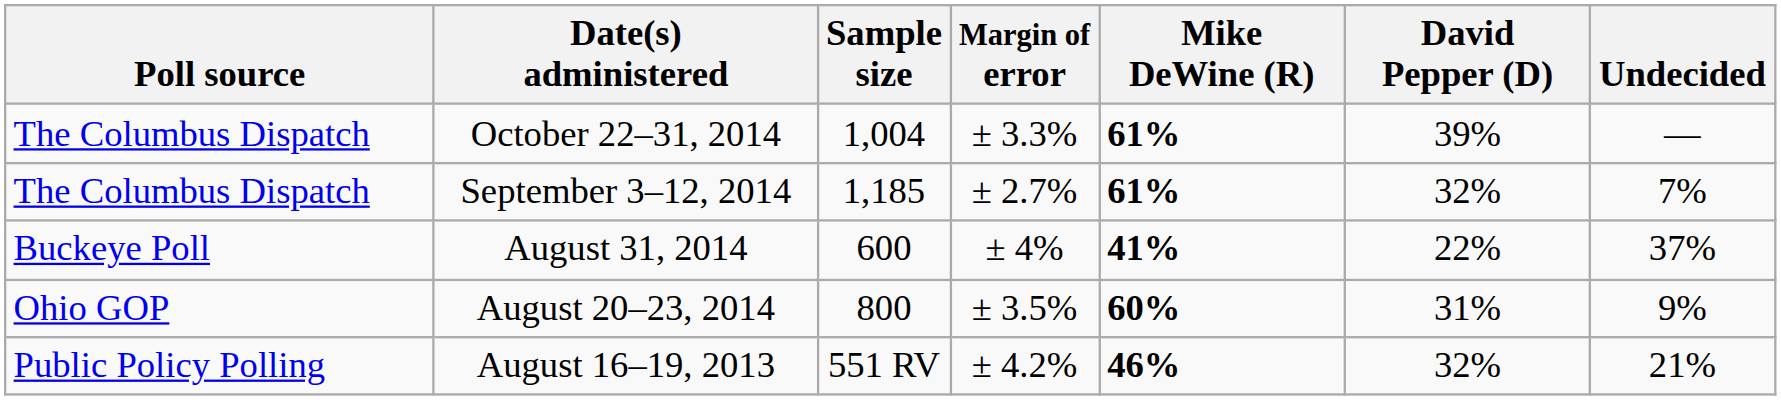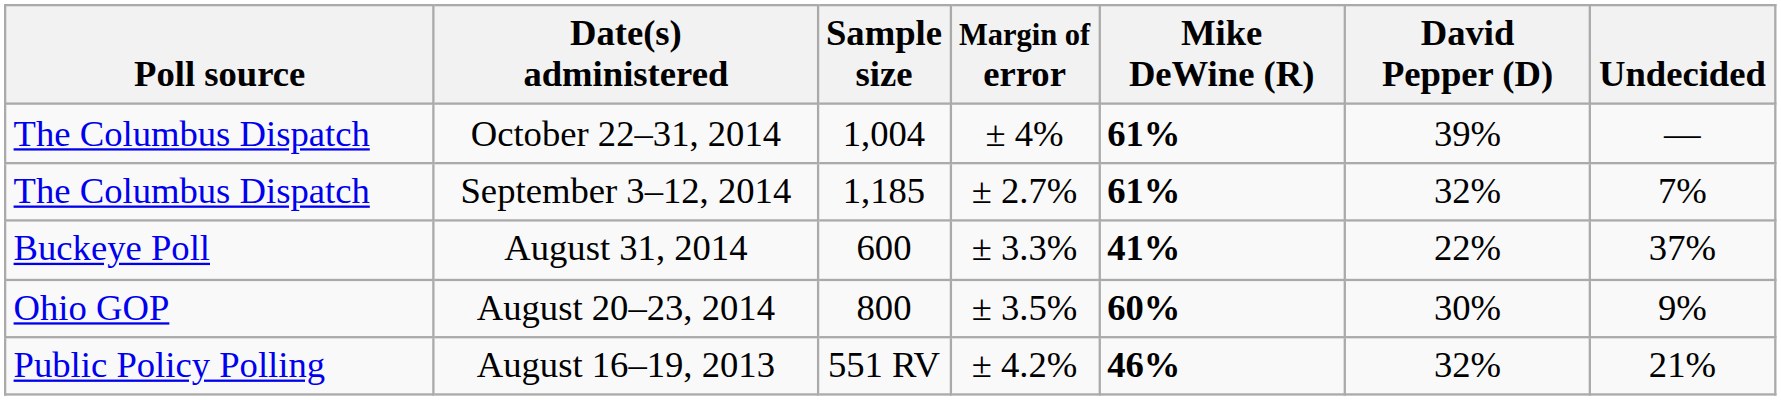(1025, 132) ± 3.3% -> (1025, 132) ± 4%
(1025, 249) ± 4% -> (1025, 249) ± 3.3%
(1468, 307) 31% -> (1468, 307) 30%
